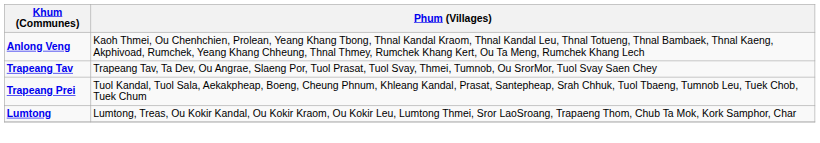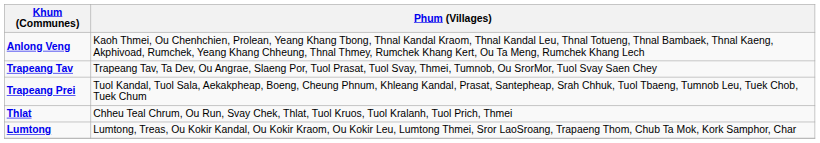+ row: (19, 113)
